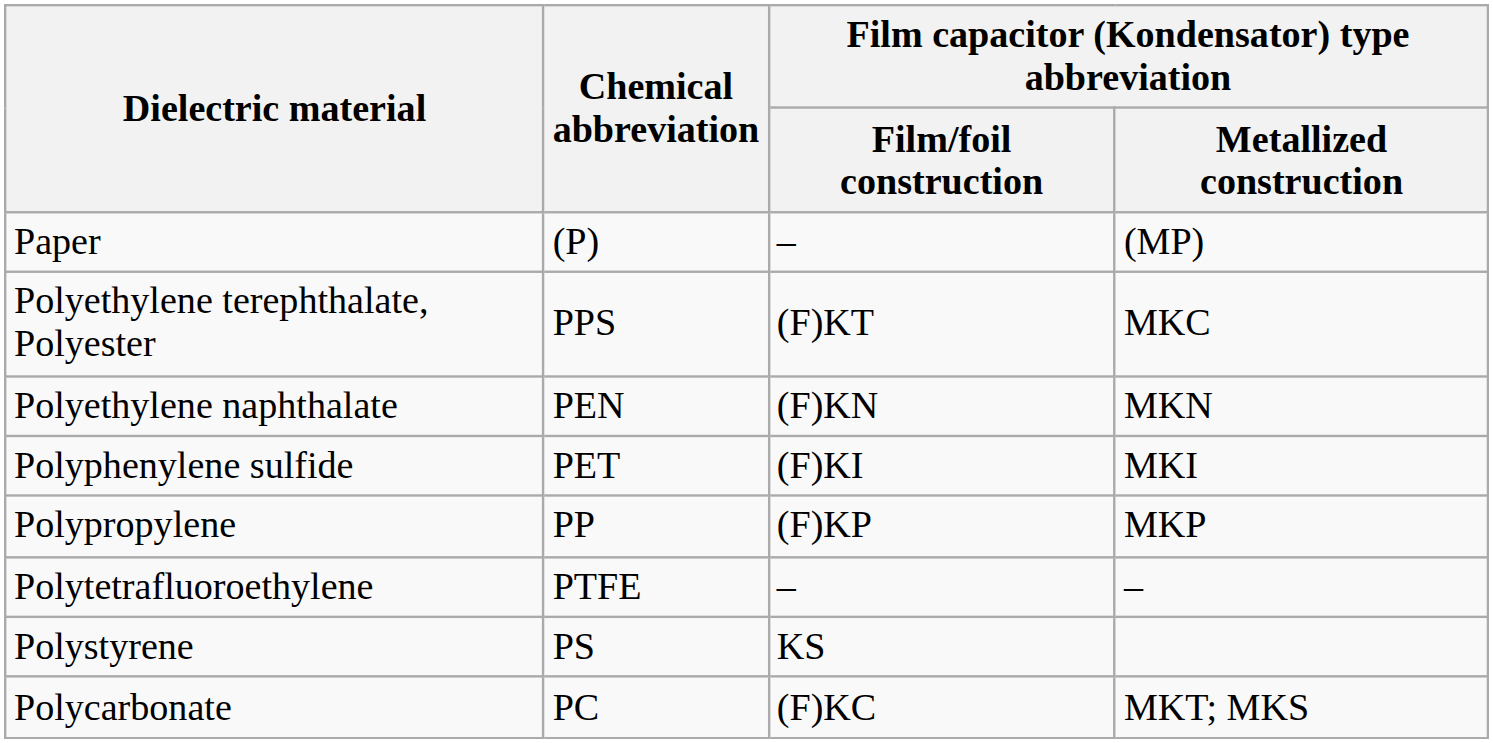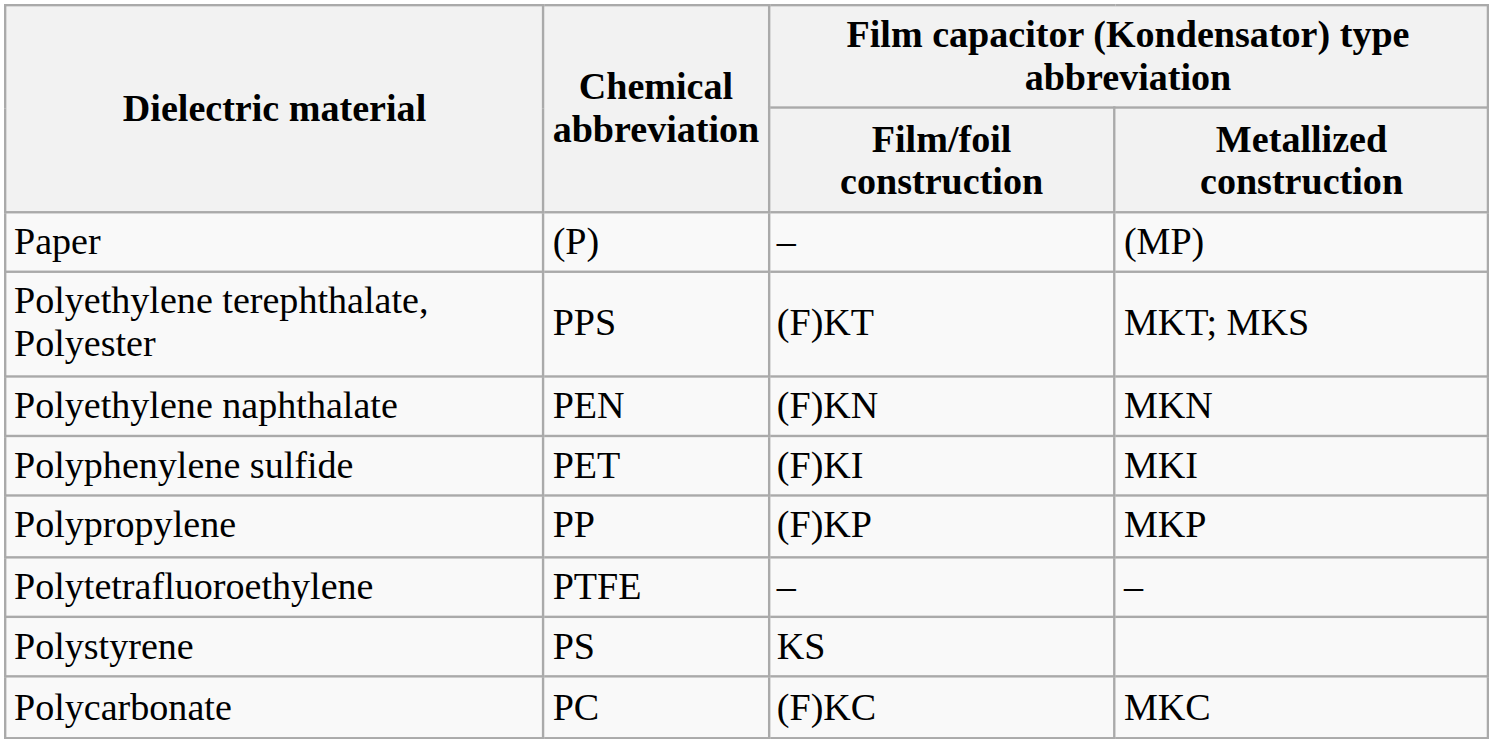(1167, 322) MKC -> (1216, 322) MKT; MKS
(1216, 706) MKT; MKS -> (1167, 706) MKC
